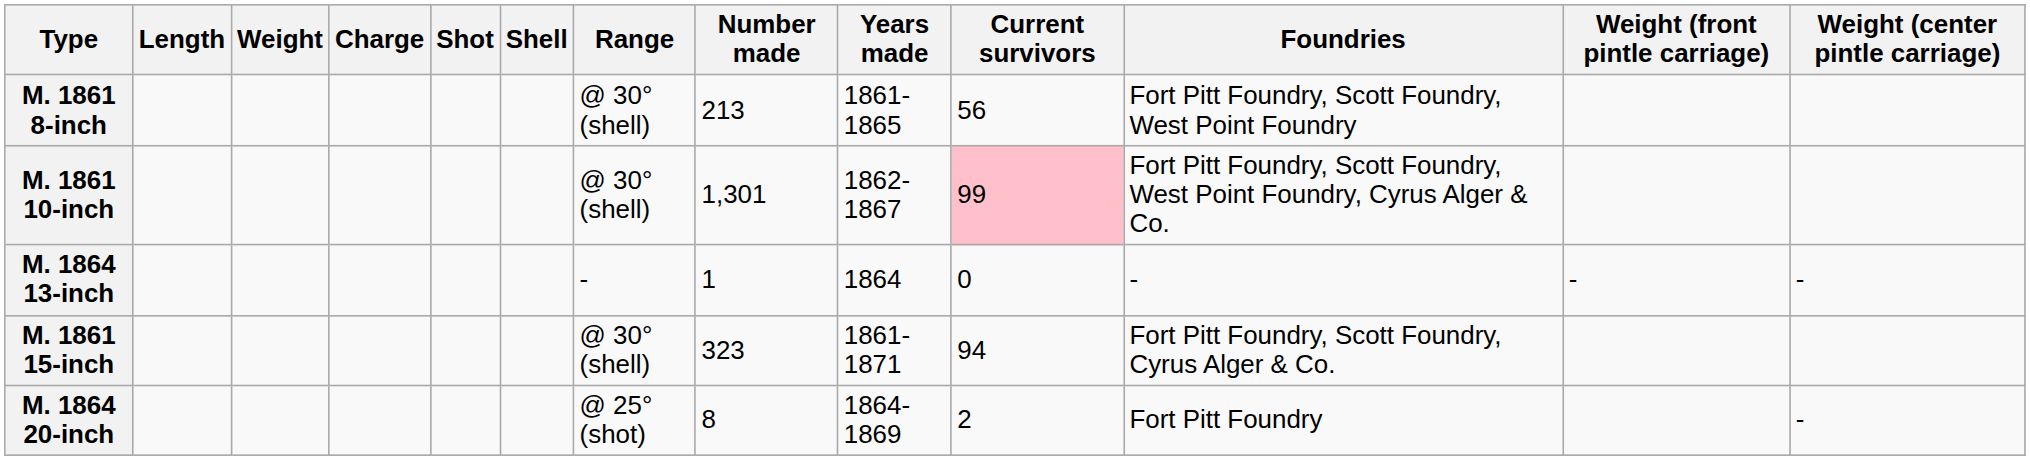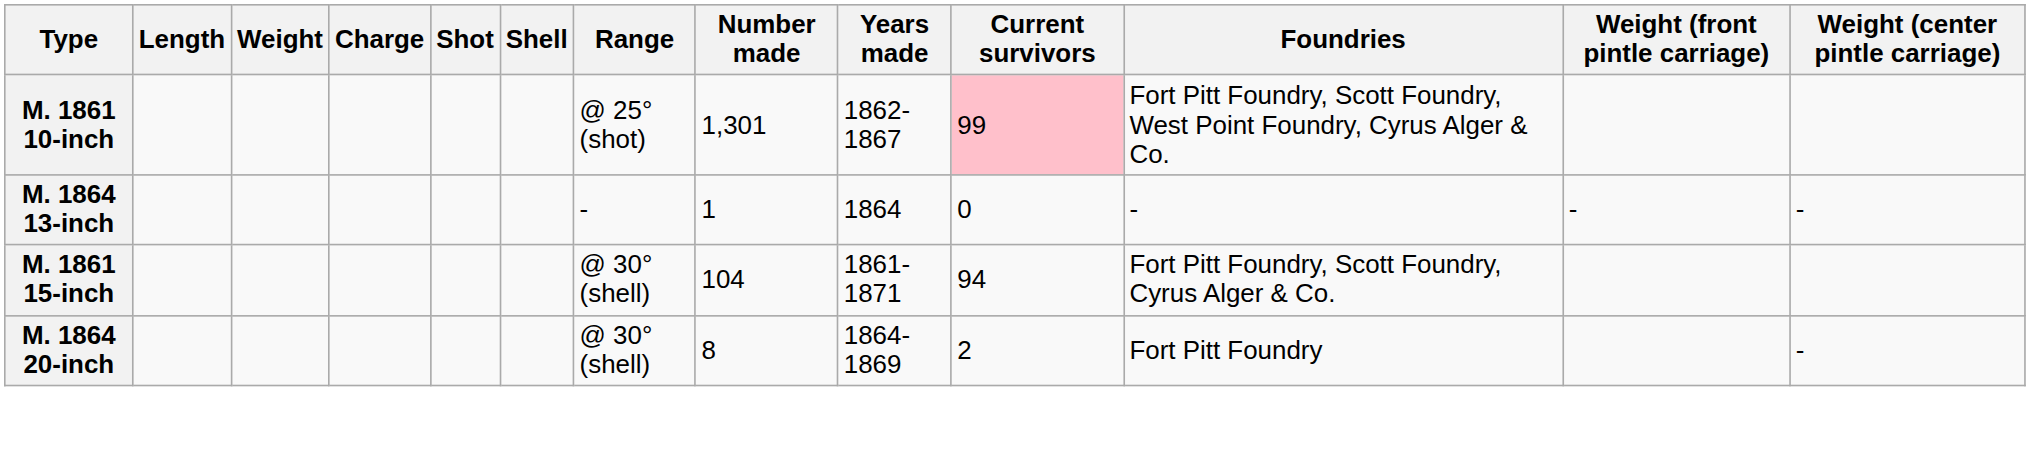- row: (69, 109)
(616, 194) @ 30° (shell) -> (616, 124) @ 25° (shot)
(723, 349) 323 -> (723, 279) 104
(616, 420) @ 25° (shot) -> (616, 349) @ 30° (shell)
